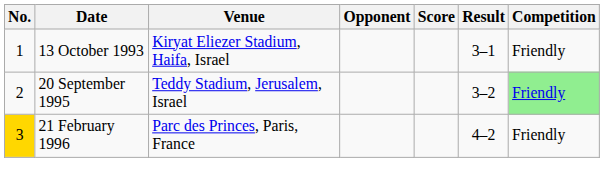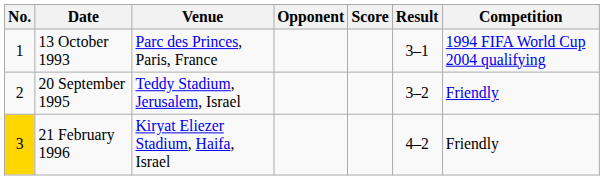(226, 50) Kiryat Eliezer Stadium, Haifa, Israel -> (189, 50) Parc des Princes, Paris, France
(539, 50) Friendly -> (516, 50) 1994 FIFA World Cup 2004 qualifying
(539, 93) lightgreen background -> (472, 93) no background
(225, 135) Parc des Princes, Paris, France -> (185, 144) Kiryat Eliezer Stadium, Haifa, Israel
